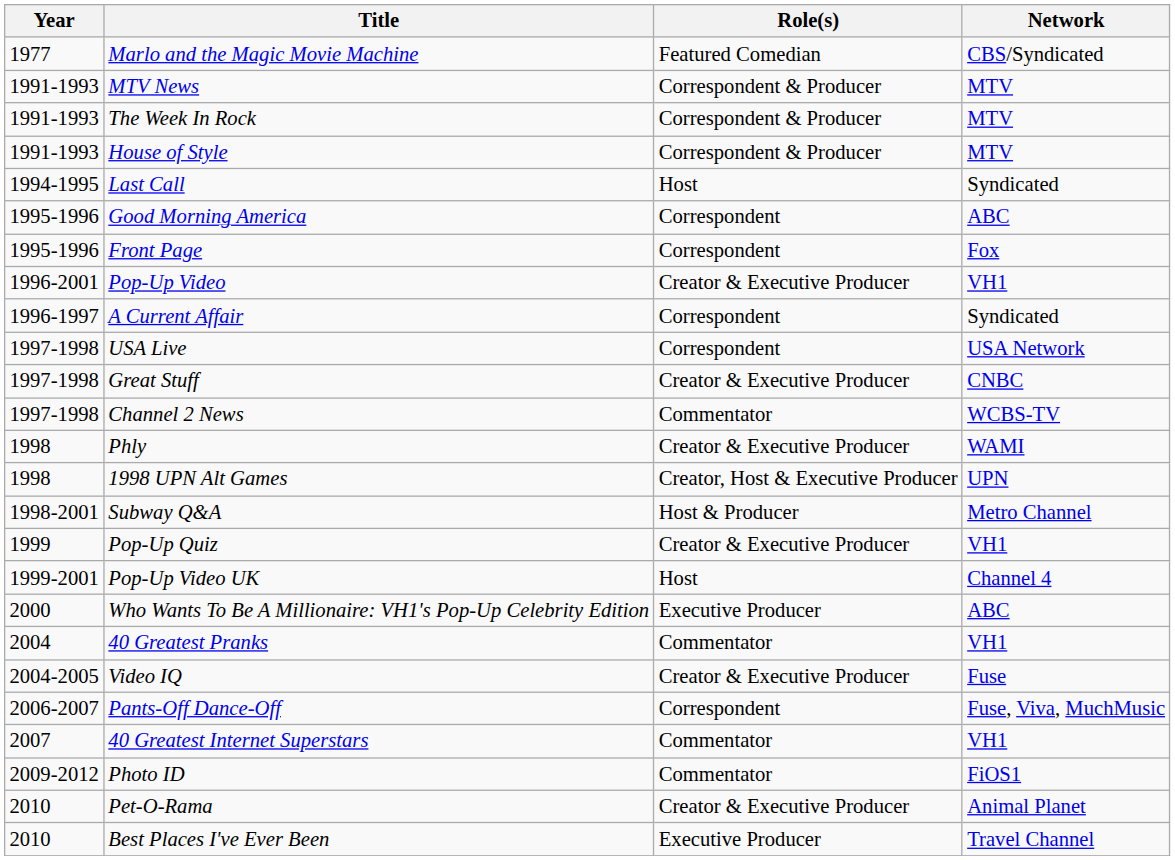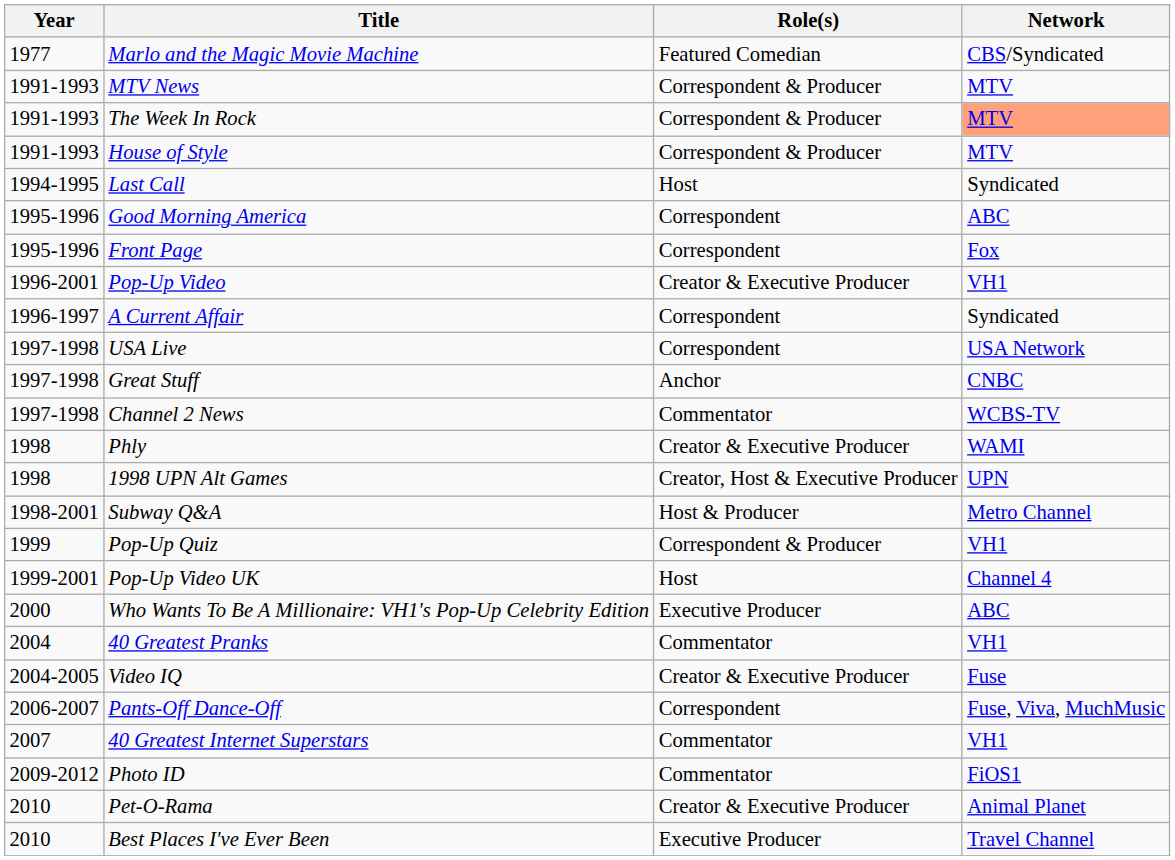(990, 119) no background -> (990, 119) lightsalmon background
(784, 380) Creator & Executive Producer -> (690, 380) Anchor
(784, 544) Creator & Executive Producer -> (770, 544) Correspondent & Producer
